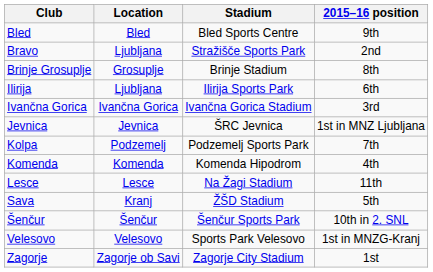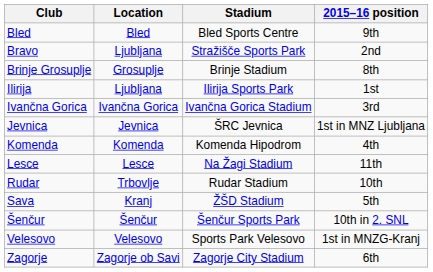(371, 88) 6th -> (371, 88) 1st
- row: (22, 145)
+ row: (23, 182)
(371, 257) 1st -> (371, 257) 6th
